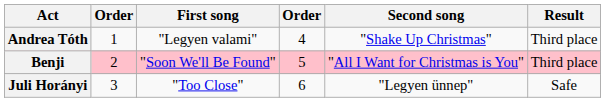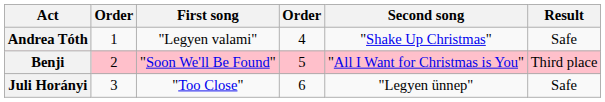(564, 39) Third place -> (564, 39) Safe
